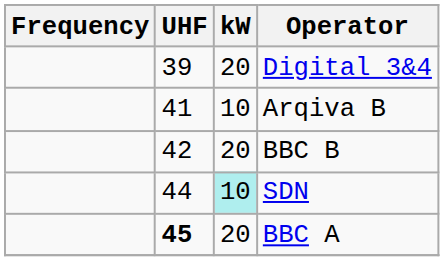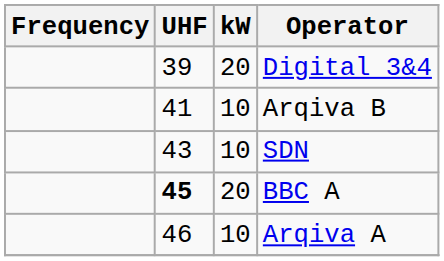- row: (301, 151)
(177, 193) 44 -> (177, 151) 43
(235, 193) paleturquoise background -> (235, 151) no background
+ row: (324, 235)
